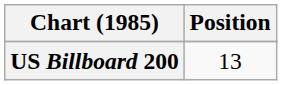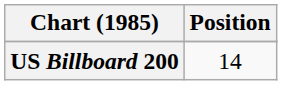(230, 60) 13 -> (230, 60) 14
